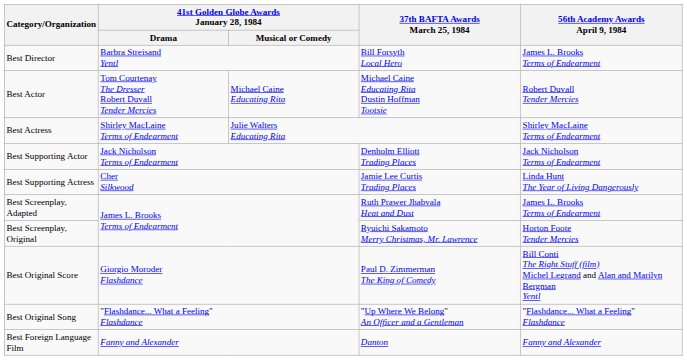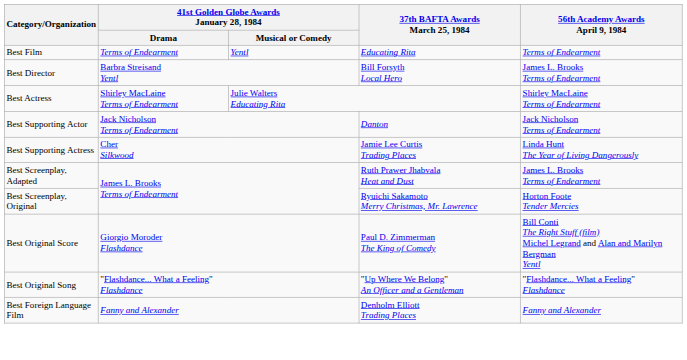+ row: (24, 53)
- row: (26, 94)
(390, 156) Denholm Elliott Trading Places -> (374, 124) Danton
(374, 342) Danton -> (390, 310) Denholm Elliott Trading Places
